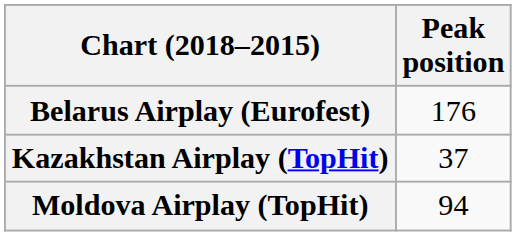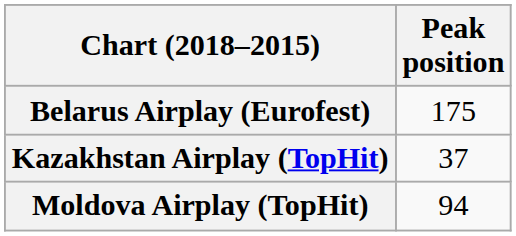(453, 109) 176 -> (453, 109) 175
